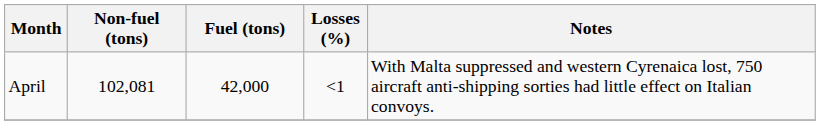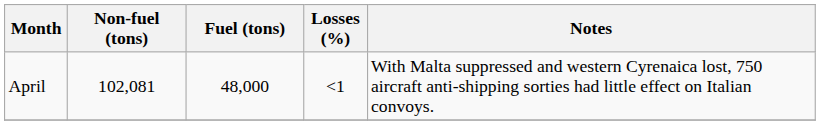(245, 85) 42,000 -> (245, 85) 48,000
